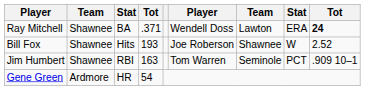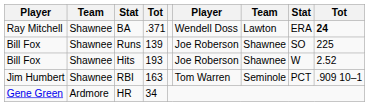+ row: (129, 45)
(147, 77) 54 -> (151, 93) 34
